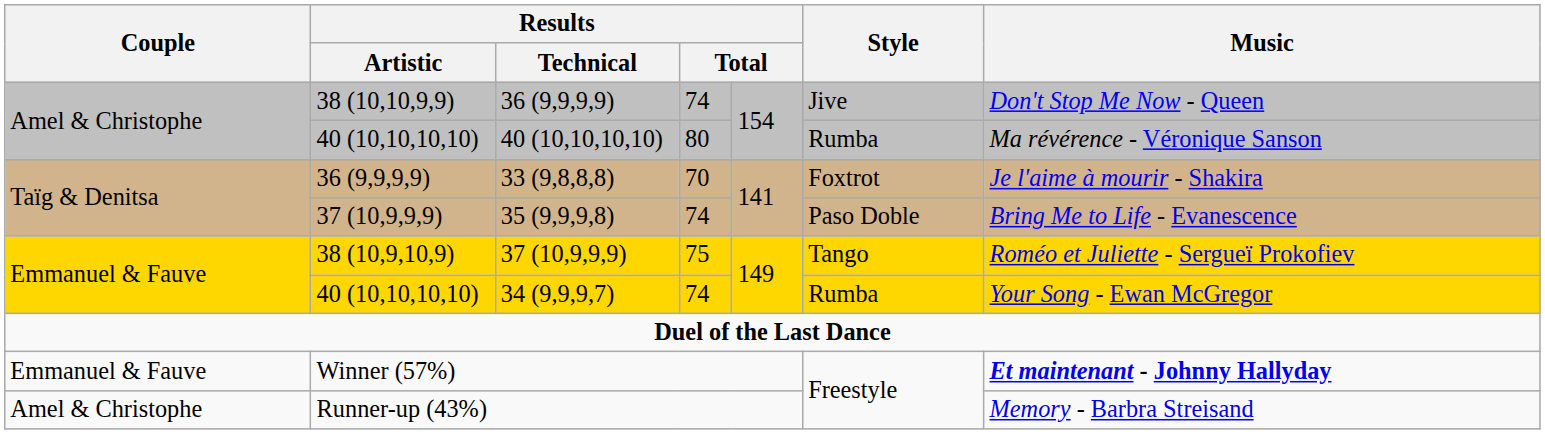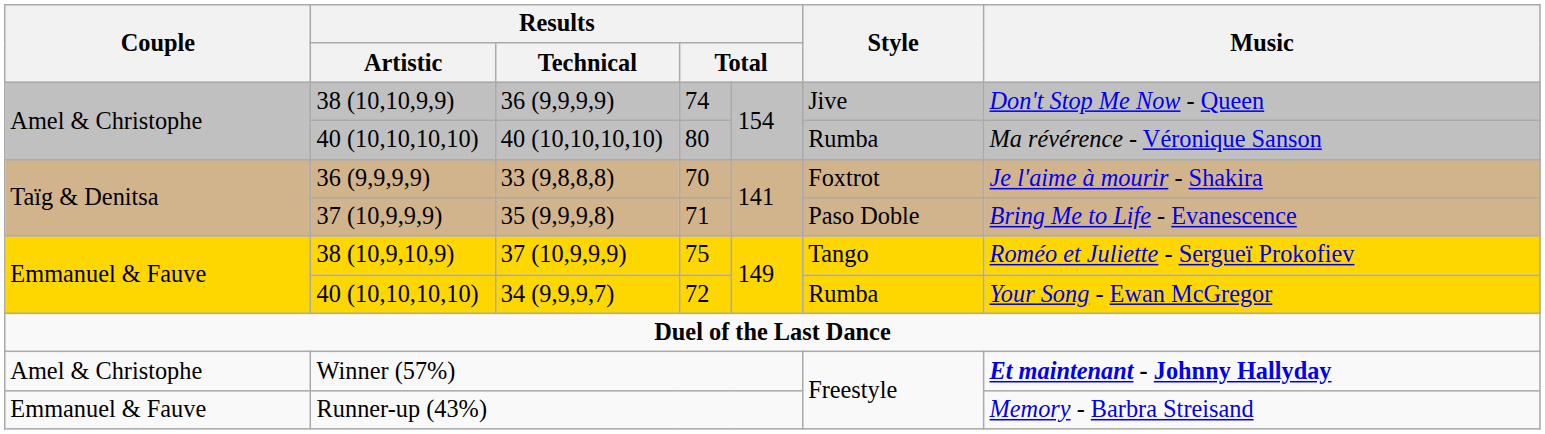(697, 216) 74 -> (697, 216) 71
(697, 293) 74 -> (697, 293) 72
(108, 370) Emmanuel & Fauve -> (106, 370) Amel & Christophe
(106, 409) Amel & Christophe -> (108, 409) Emmanuel & Fauve
